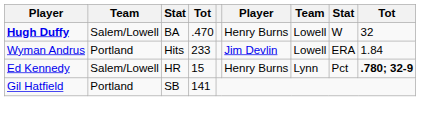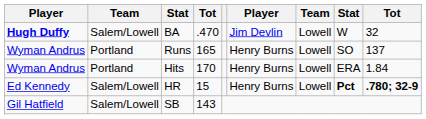(256, 31) Henry Burns -> (256, 31) Jim Devlin
+ row: (178, 50)
(201, 50) 233 -> (206, 68) 170
(251, 50) Jim Devlin -> (261, 68) Henry Burns
(306, 68) Lynn -> (315, 86) Lowell
(340, 68) normal -> (346, 86) bold
(112, 86) Portland -> (125, 104) Salem/Lowell
(201, 86) 141 -> (206, 104) 143
